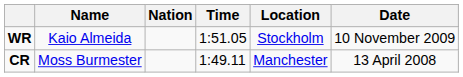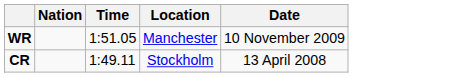- column: (90, 15)
(290, 38) Stockholm -> (180, 38) Manchester
(290, 60) Manchester -> (180, 60) Stockholm
